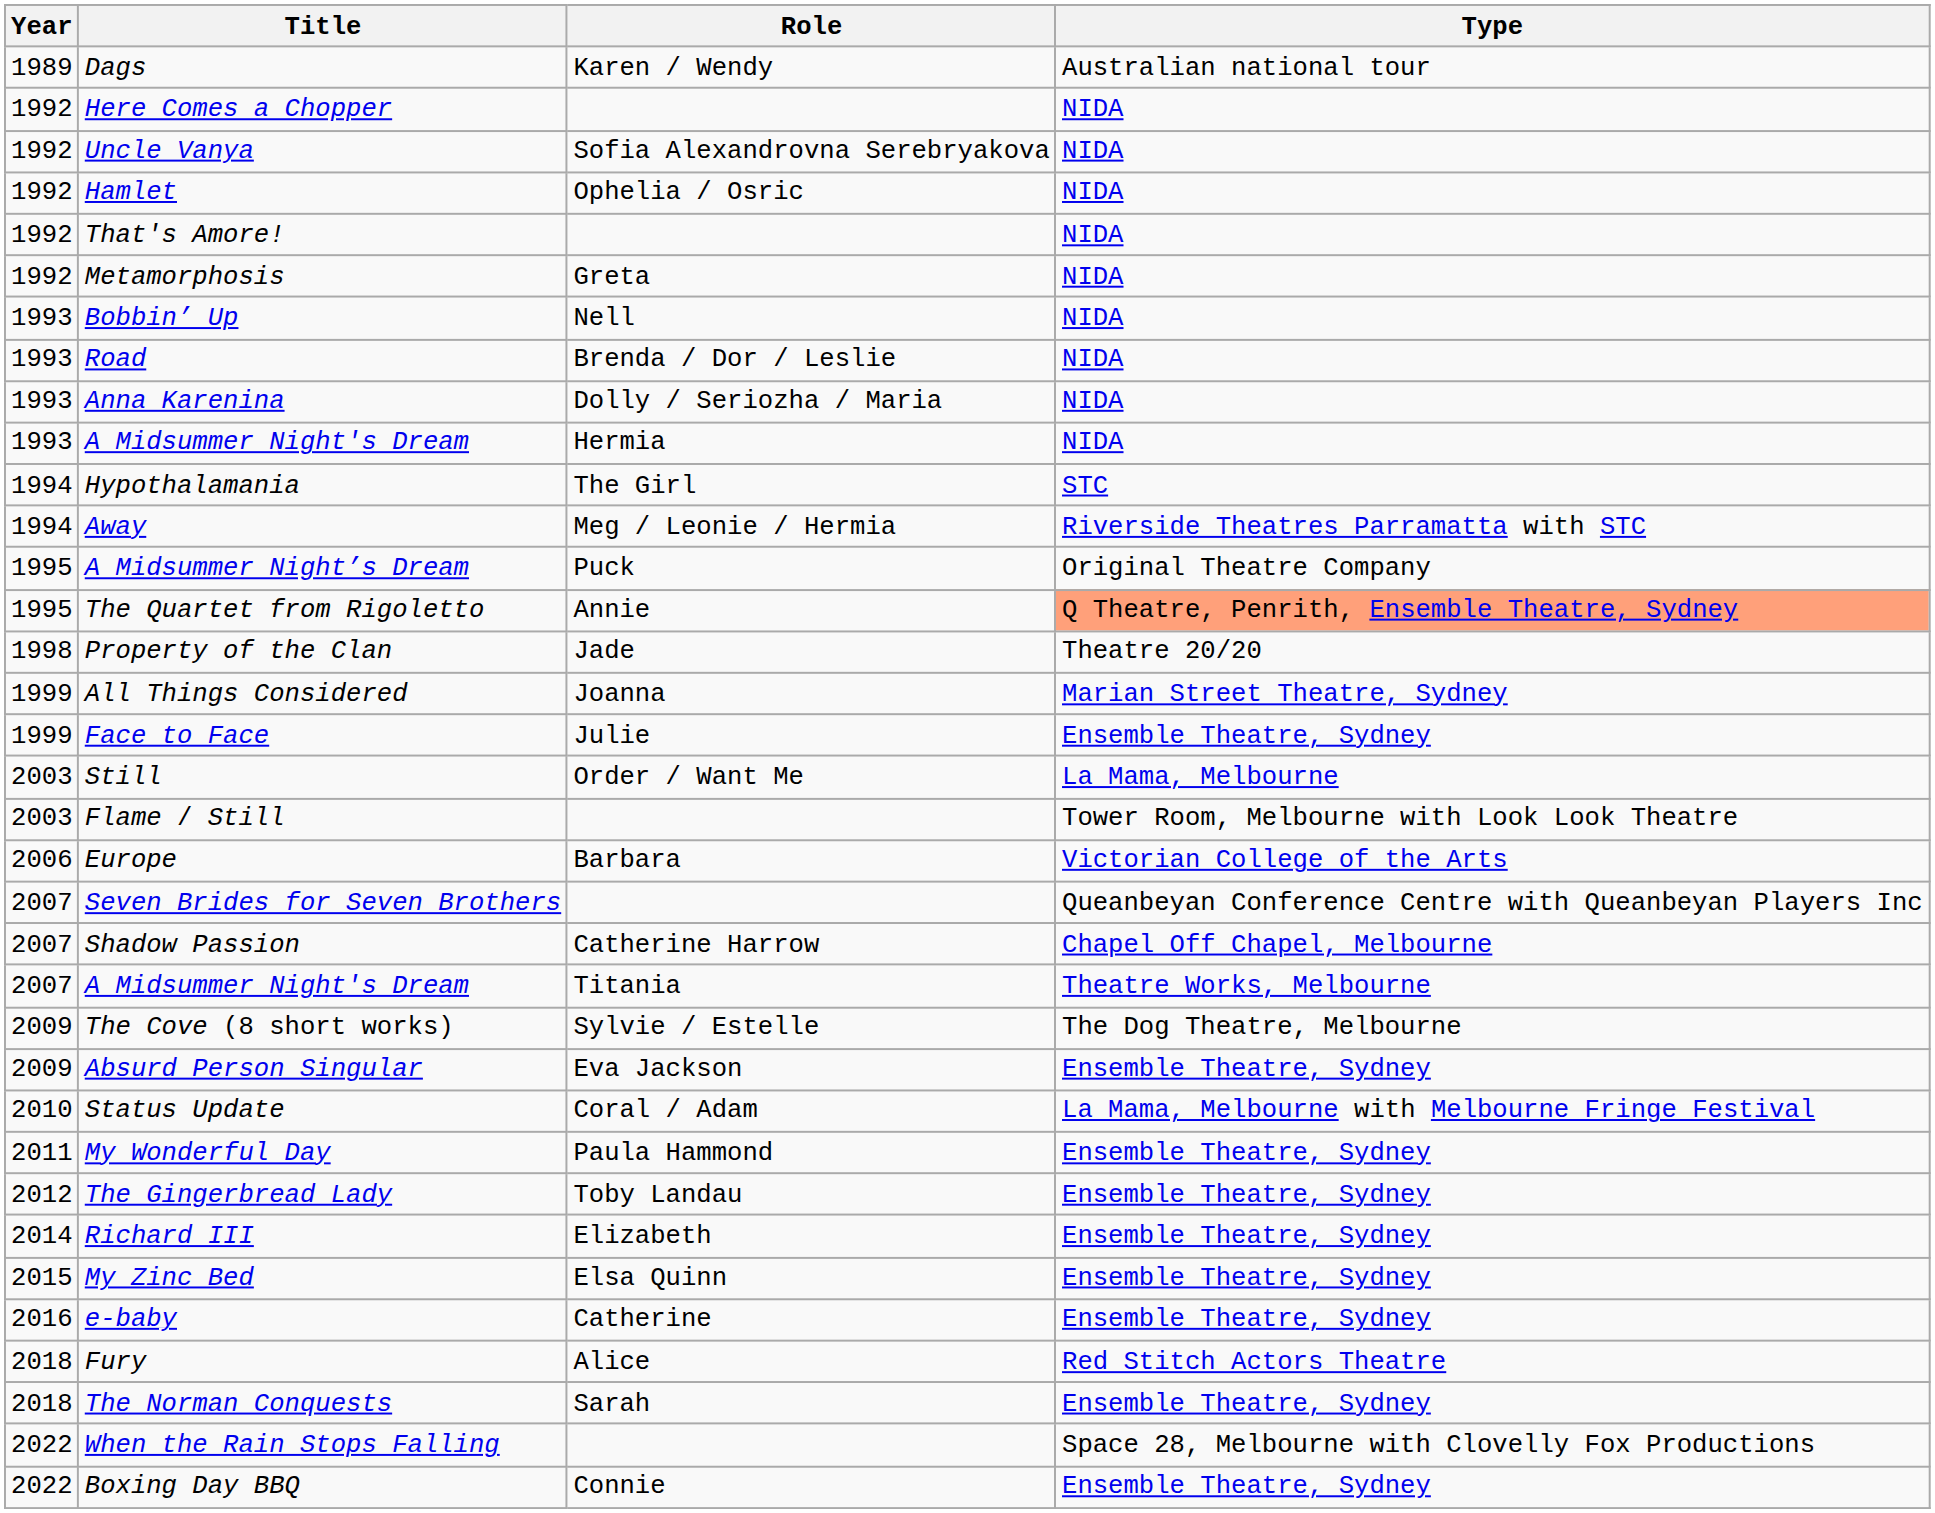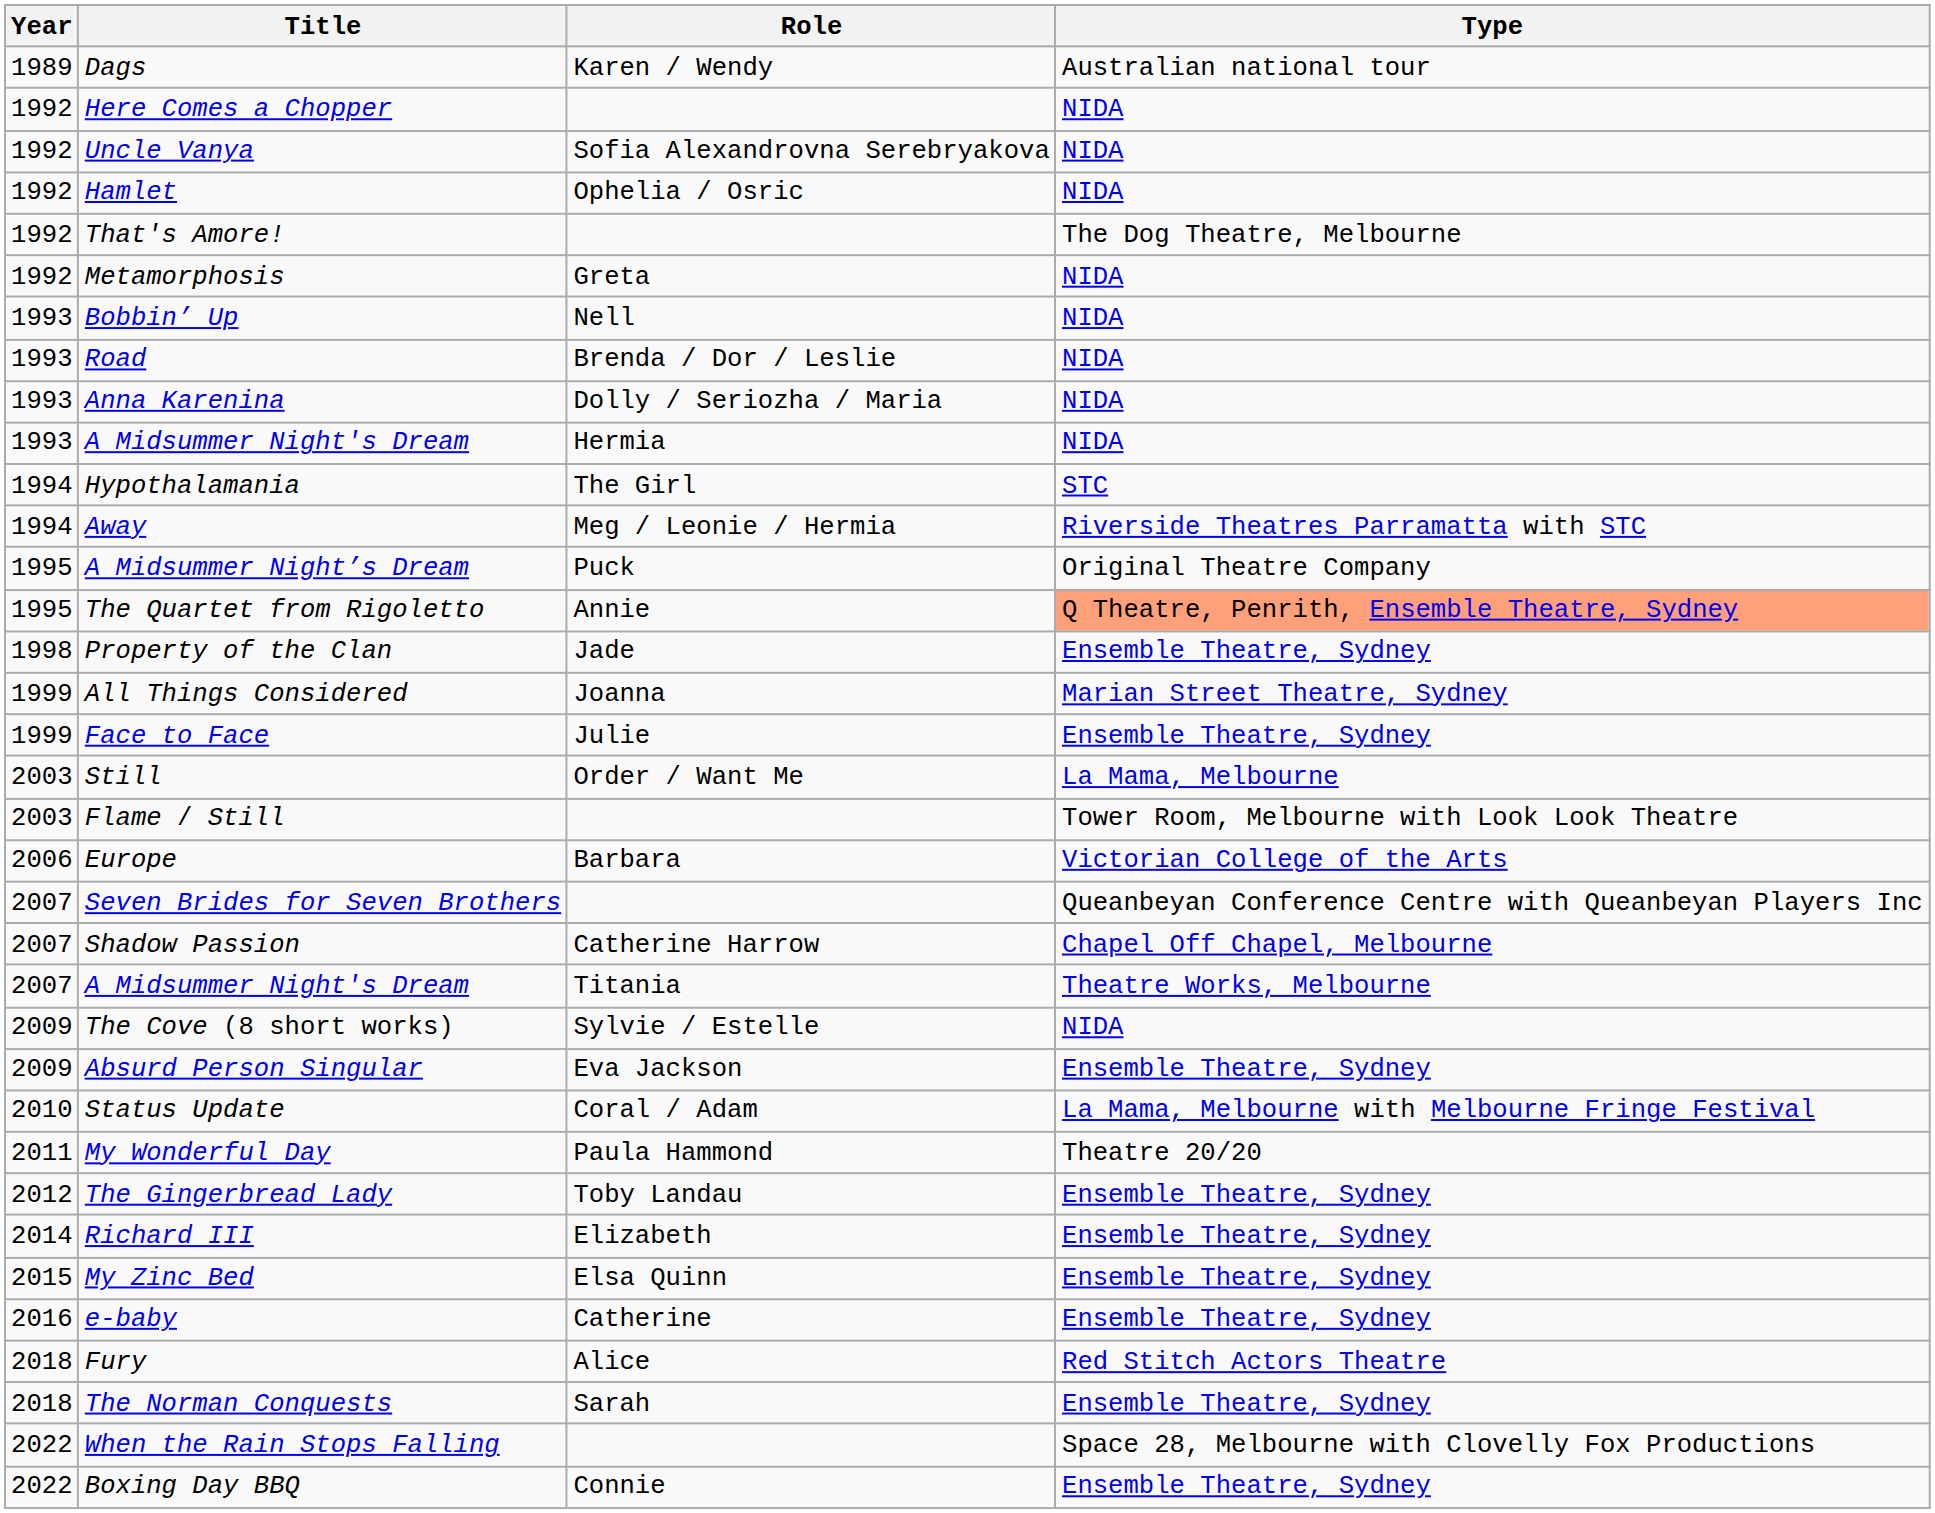(1093, 235) NIDA -> (1262, 235) The Dog Theatre, Melbourne
(1162, 652) Theatre 20/20 -> (1246, 652) Ensemble Theatre, Sydney
(1262, 1028) The Dog Theatre, Melbourne -> (1093, 1028) NIDA
(1246, 1153) Ensemble Theatre, Sydney -> (1162, 1153) Theatre 20/20
